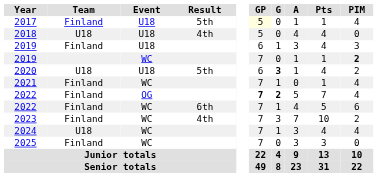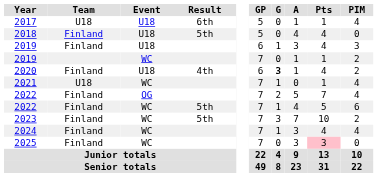(84, 22) Finland -> (84, 22) U18
(205, 22) 5th -> (205, 22) 6th
(261, 22) lightyellow background -> (261, 22) no background
(84, 34) U18 -> (84, 34) Finland
(205, 34) 4th -> (205, 34) 5th
(357, 58) bold -> (357, 58) normal
(84, 70) U18 -> (84, 70) Finland
(205, 70) 5th -> (205, 70) 4th
(84, 82) Finland -> (84, 82) U18
(261, 95) bold -> (261, 95) normal
(278, 95) bold -> (278, 95) normal
(205, 107) 6th -> (205, 107) 5th
(205, 119) 4th -> (205, 119) 5th
(84, 131) U18 -> (84, 131) Finland
(324, 143) no background -> (324, 143) pink background
